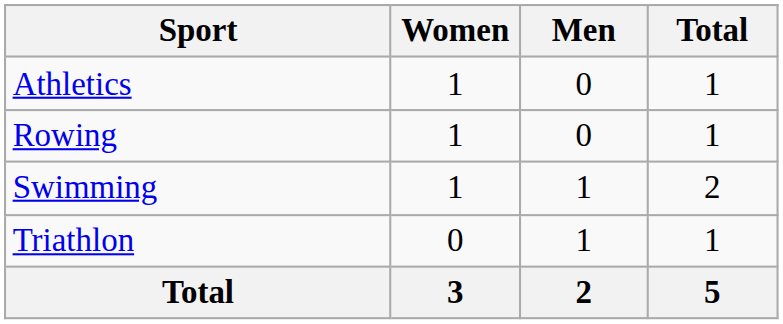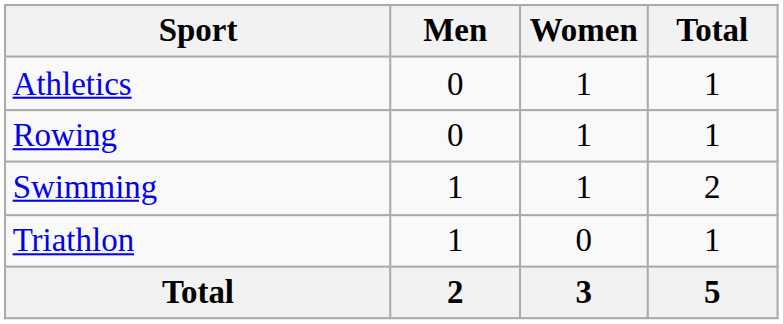columns swapped: (584, 30) <-> (455, 30)
